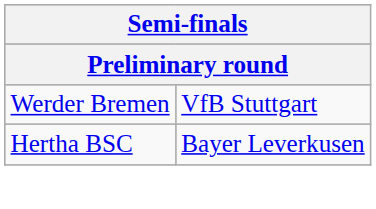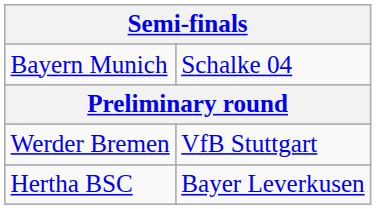+ row: (89, 64)
